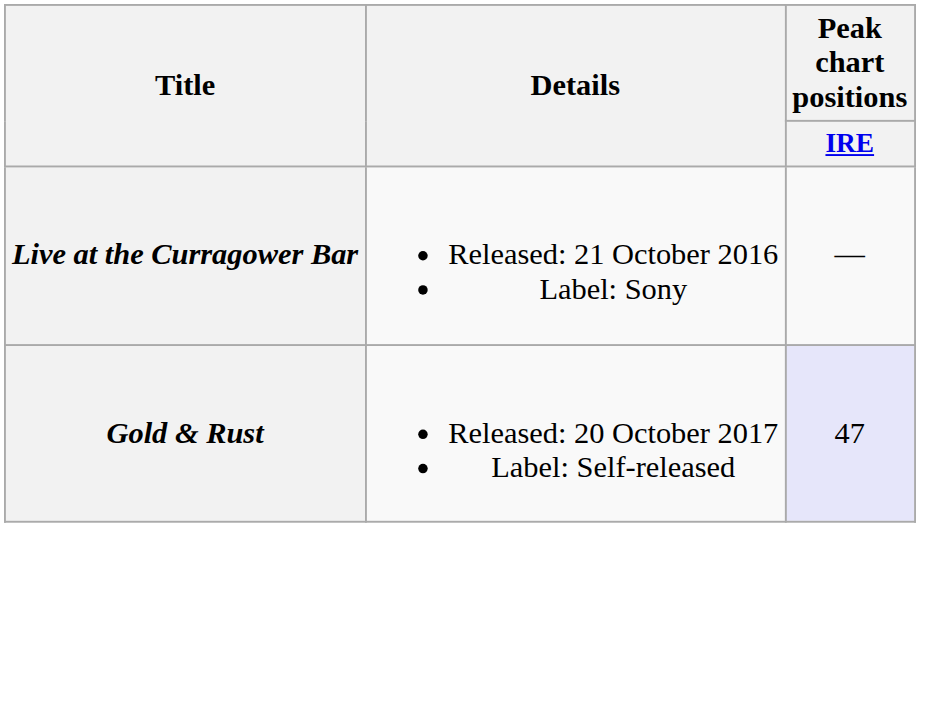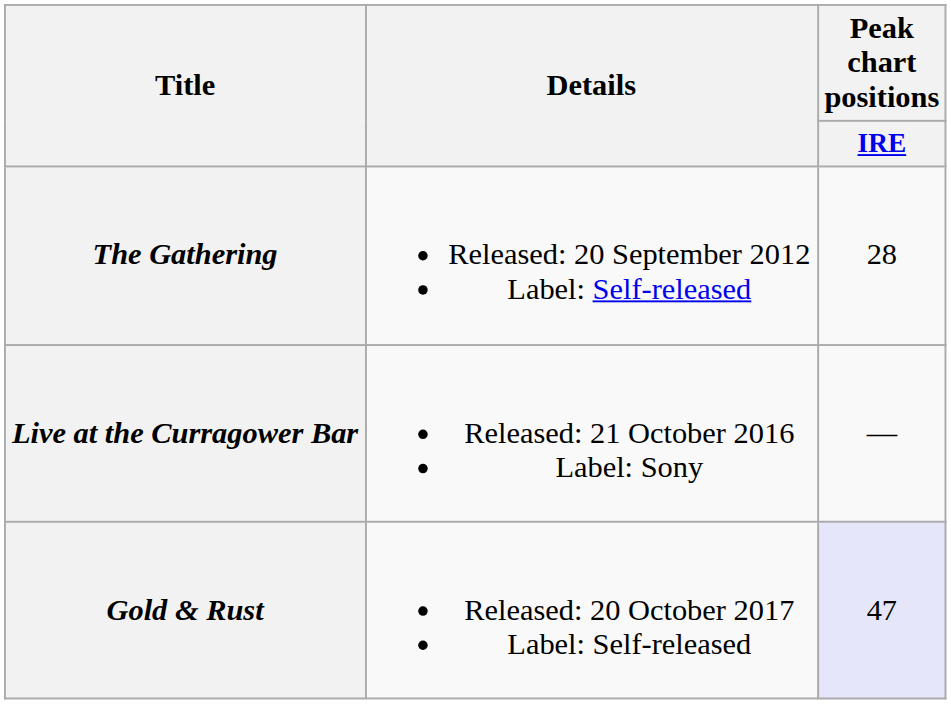+ row: (185, 254)
